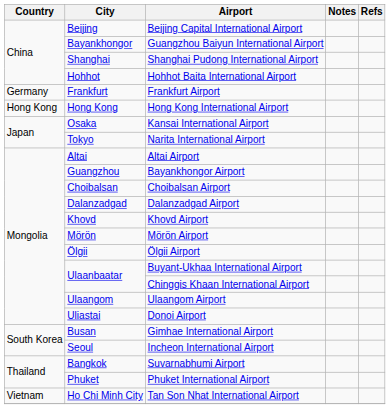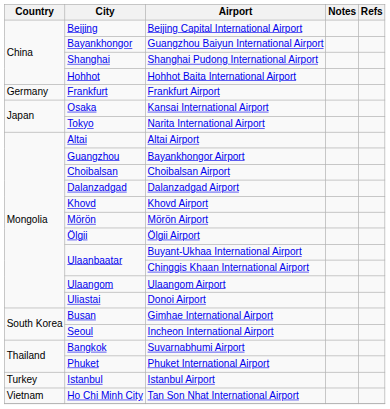- row: (218, 108)
+ row: (181, 380)
